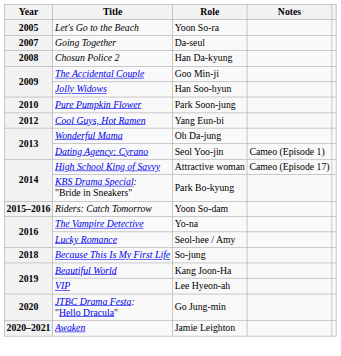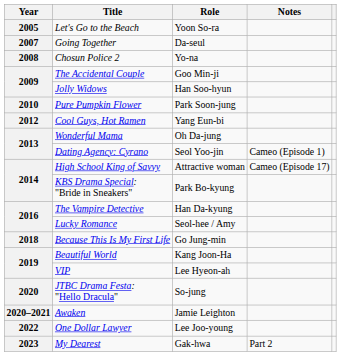(204, 58) Han Da-kyung -> (186, 58) Yo-na
- row: (103, 208)
(186, 224) Yo-na -> (204, 208) Han Da-kyung
(190, 255) So-jung -> (200, 239) Go Jung-min
(200, 307) Go Jung-min -> (190, 291) So-jung
+ row: (93, 328)
+ row: (78, 343)
